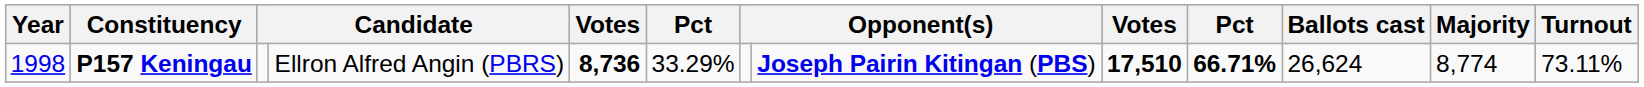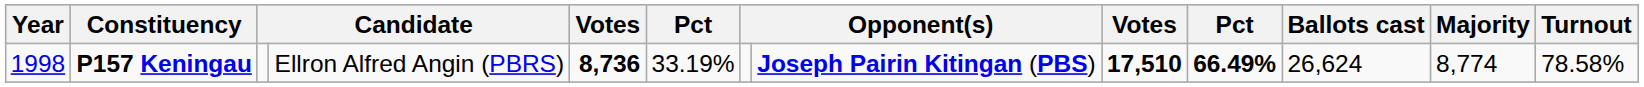(693, 63) 33.29% -> (693, 63) 33.19%
(1235, 63) 66.71% -> (1235, 63) 66.49%
(1582, 63) 73.11% -> (1583, 63) 78.58%
